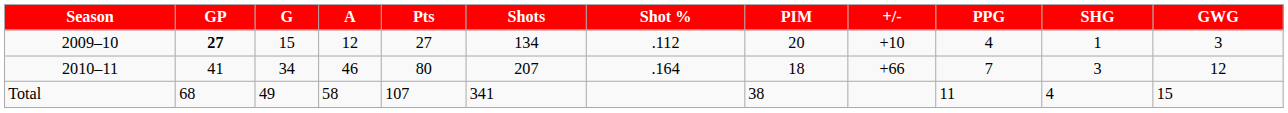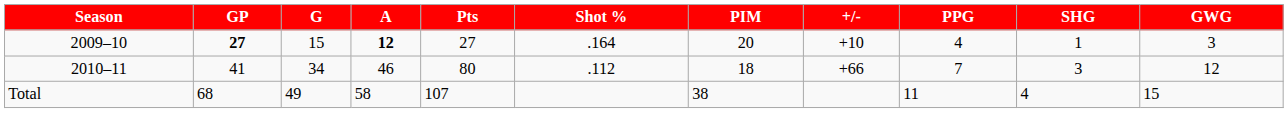- column: (526, 17)
(350, 42) normal -> (386, 42) bold
(666, 42) .112 -> (601, 42) .164
(666, 68) .164 -> (601, 68) .112
